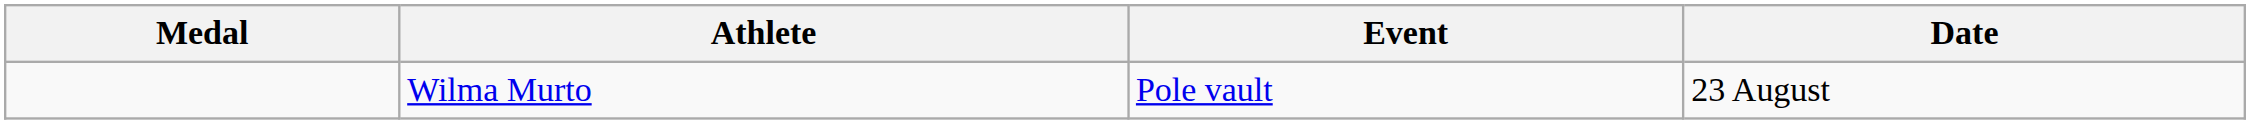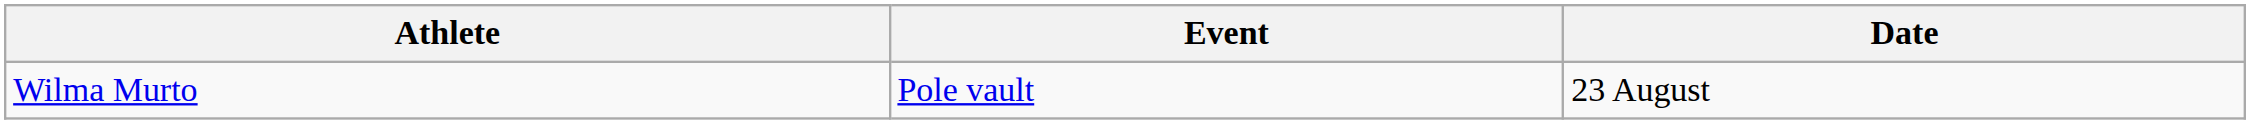- column: (202, 32)
